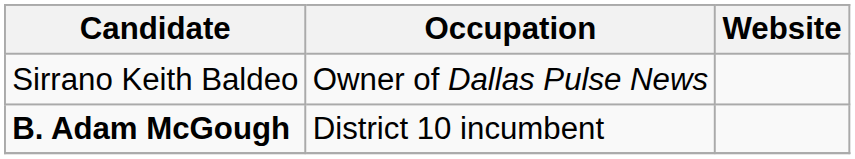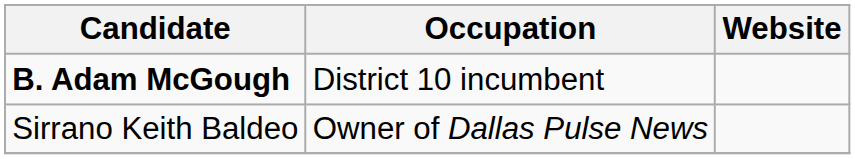rows swapped: (155, 78) <-> (151, 128)
